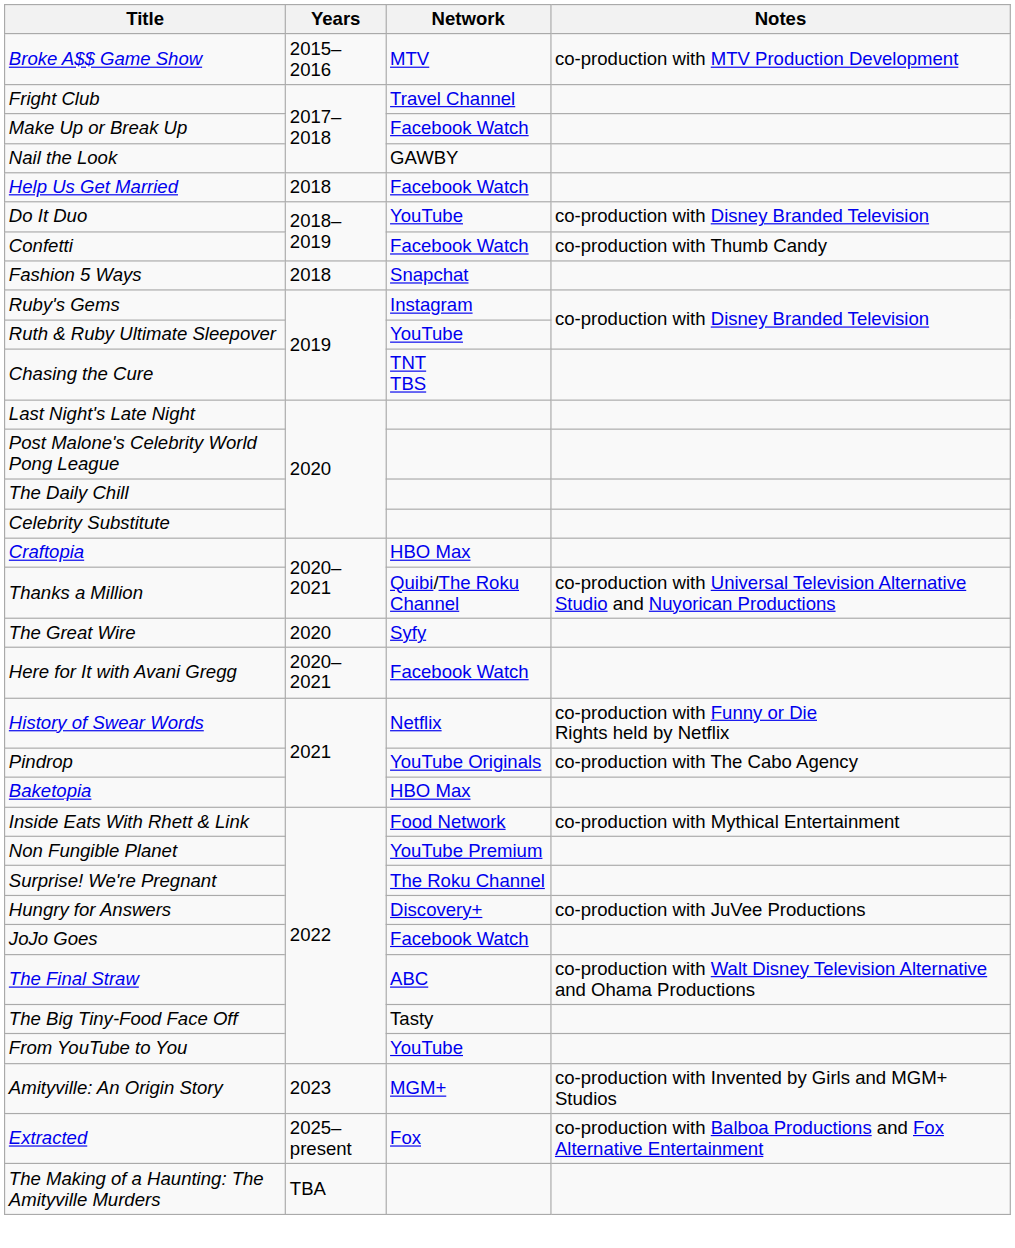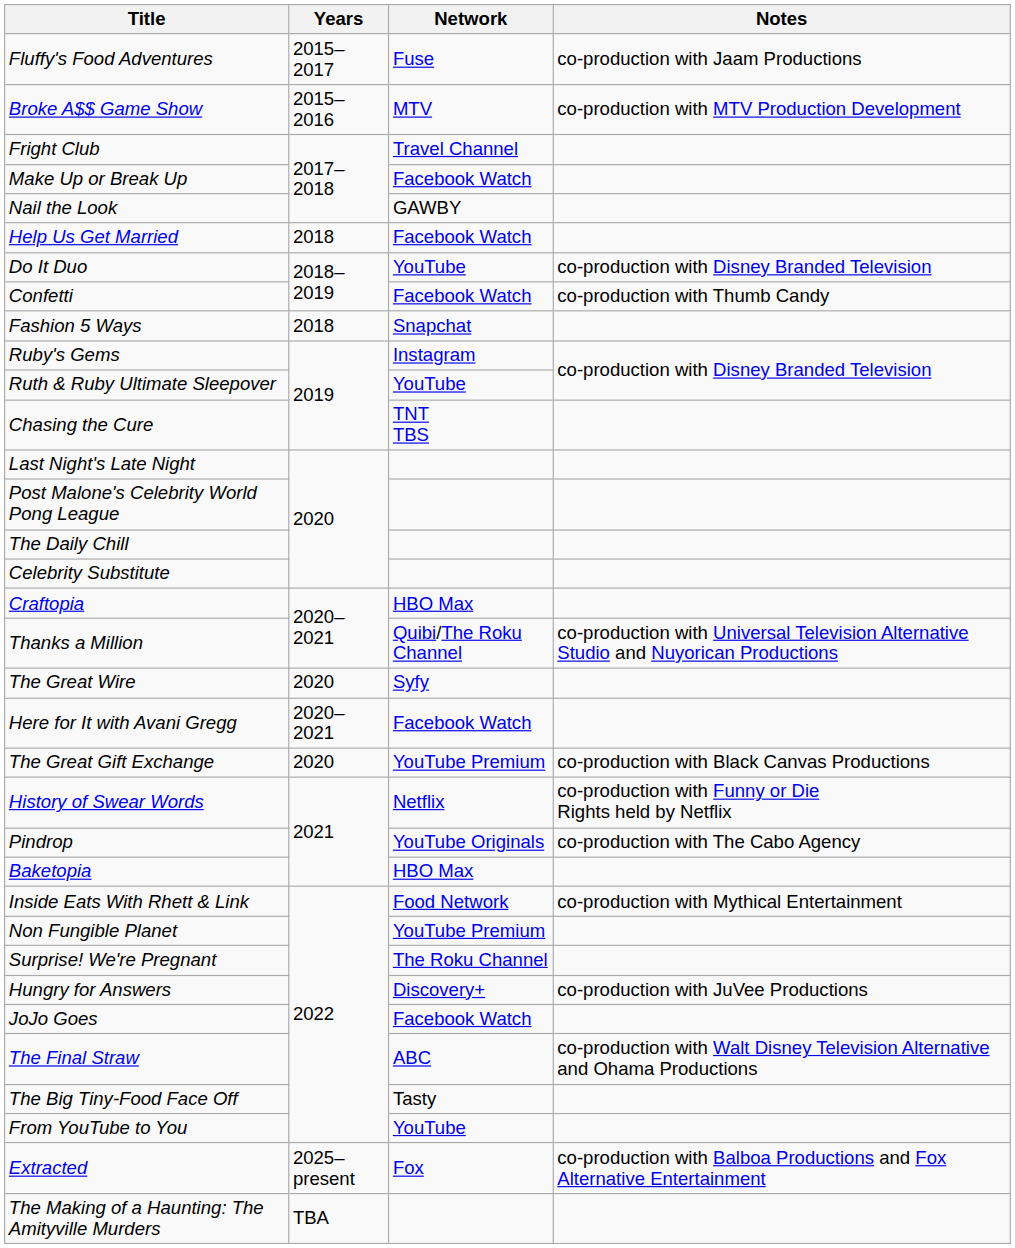+ row: (111, 59)
+ row: (112, 762)
- row: (116, 1088)
